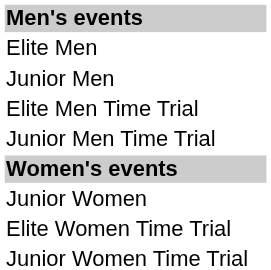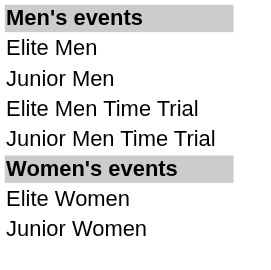+ row: (68, 199)
- row: (119, 229)
- row: (127, 259)
